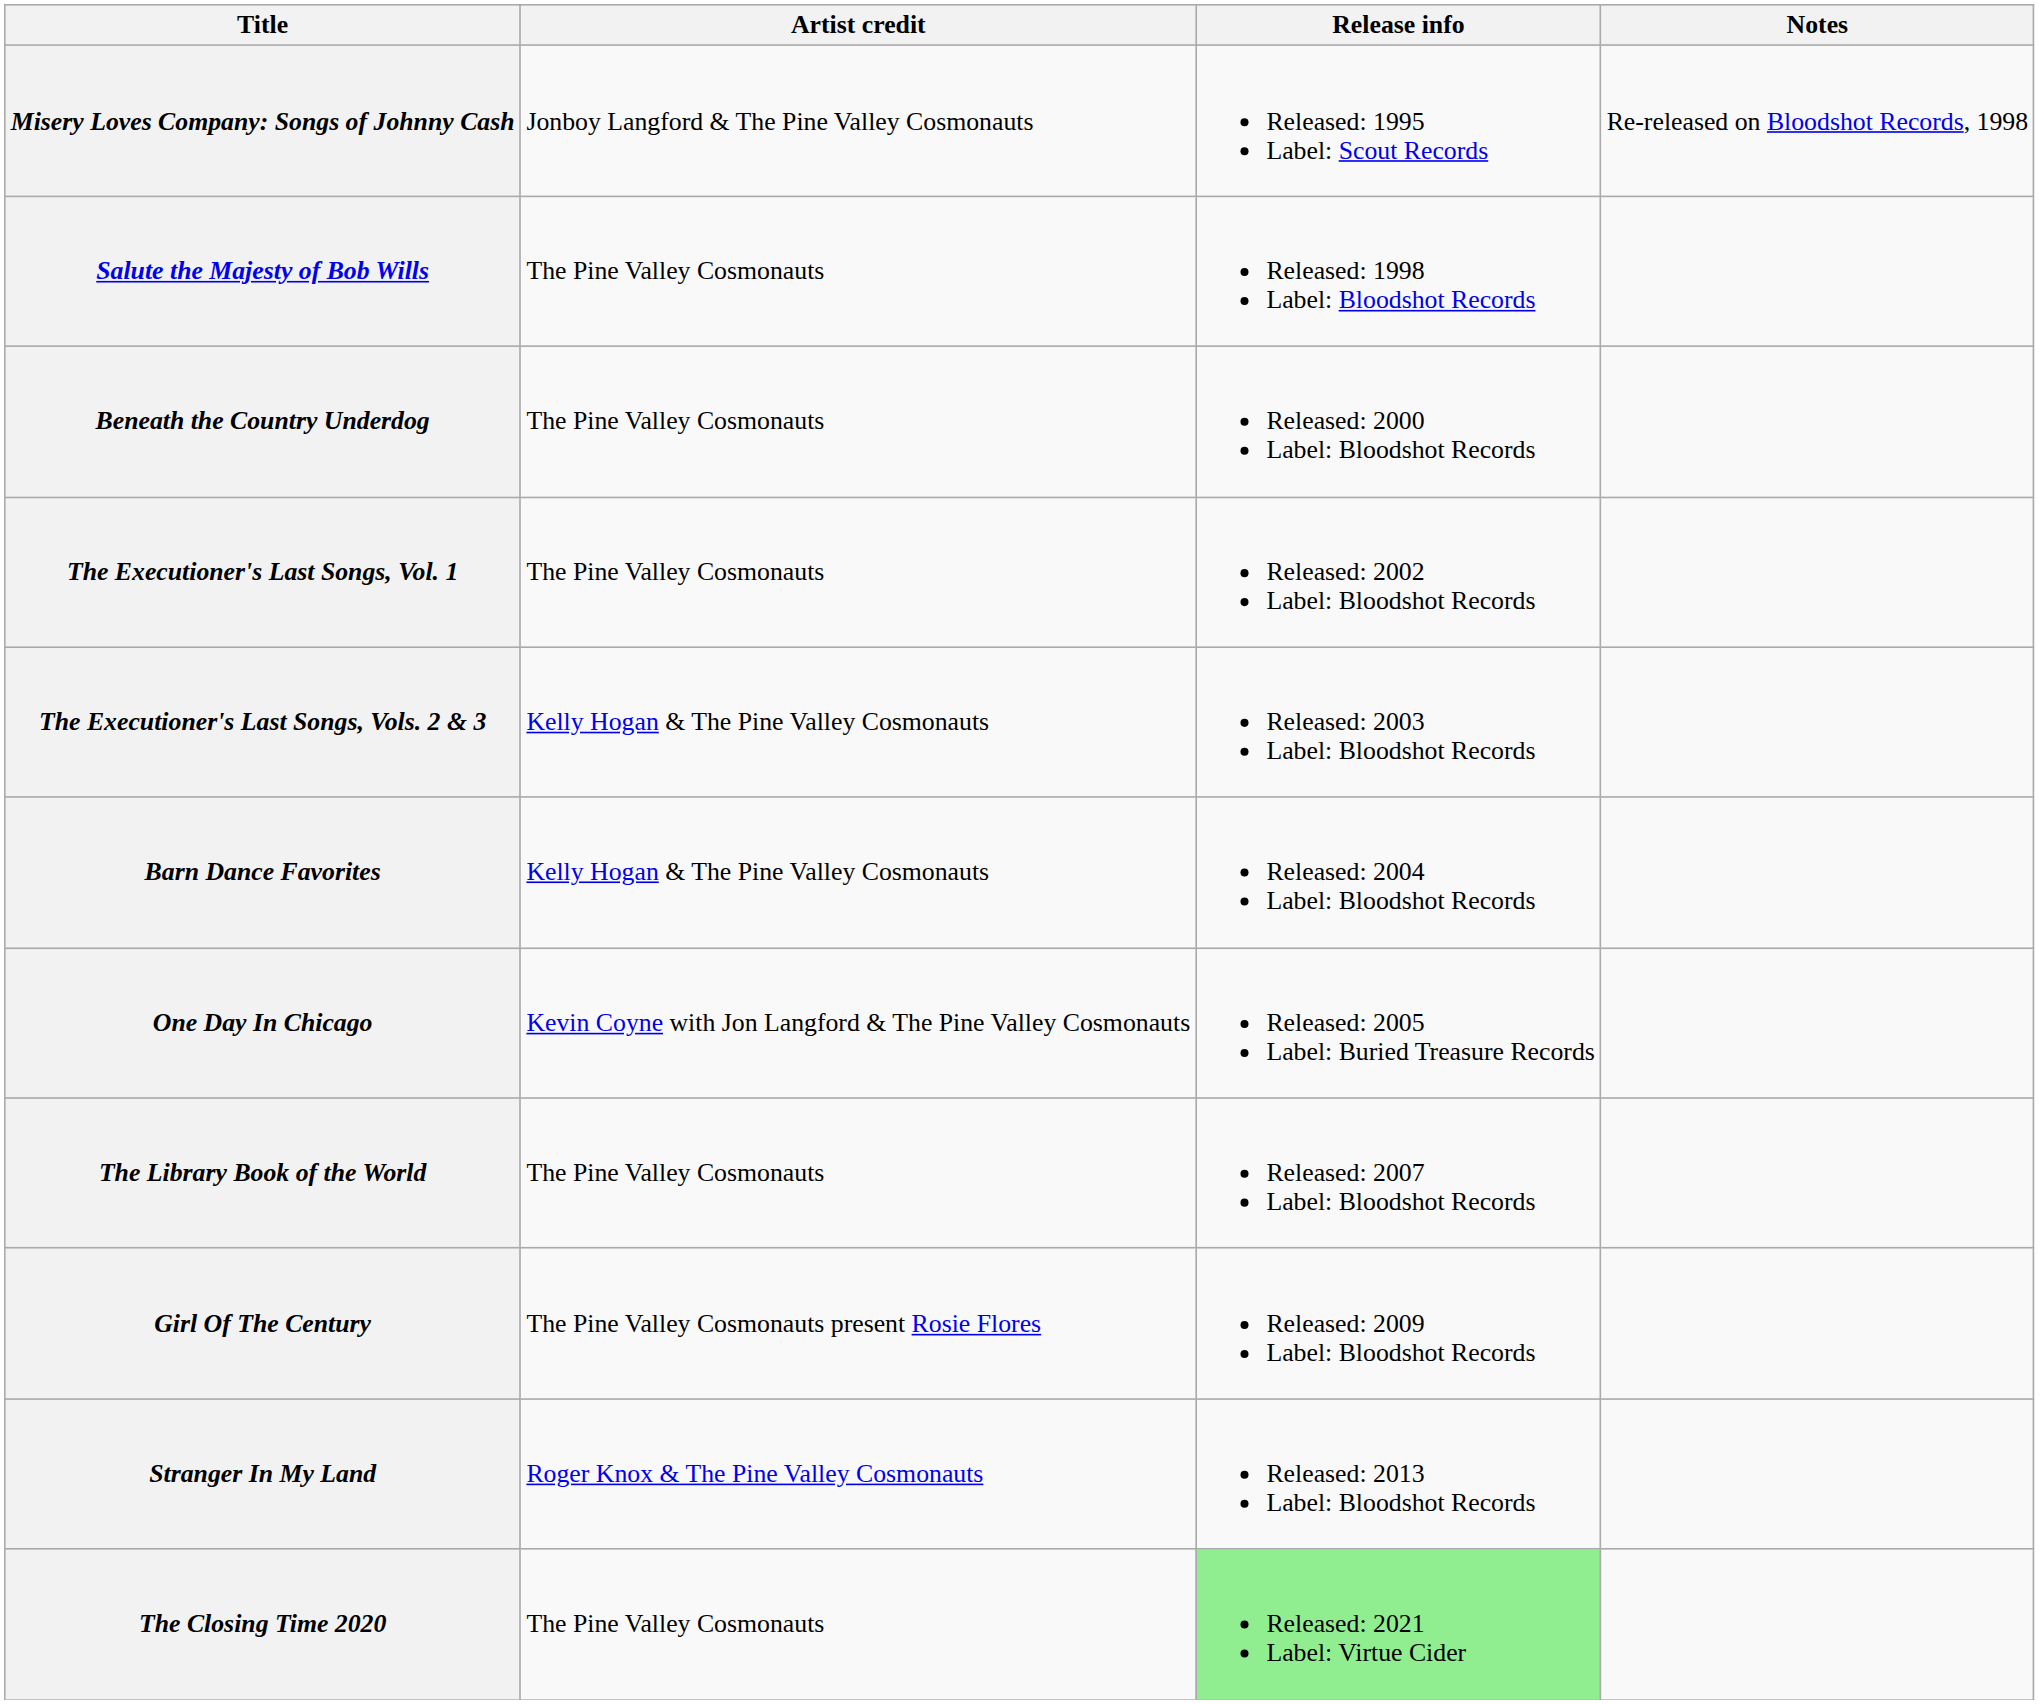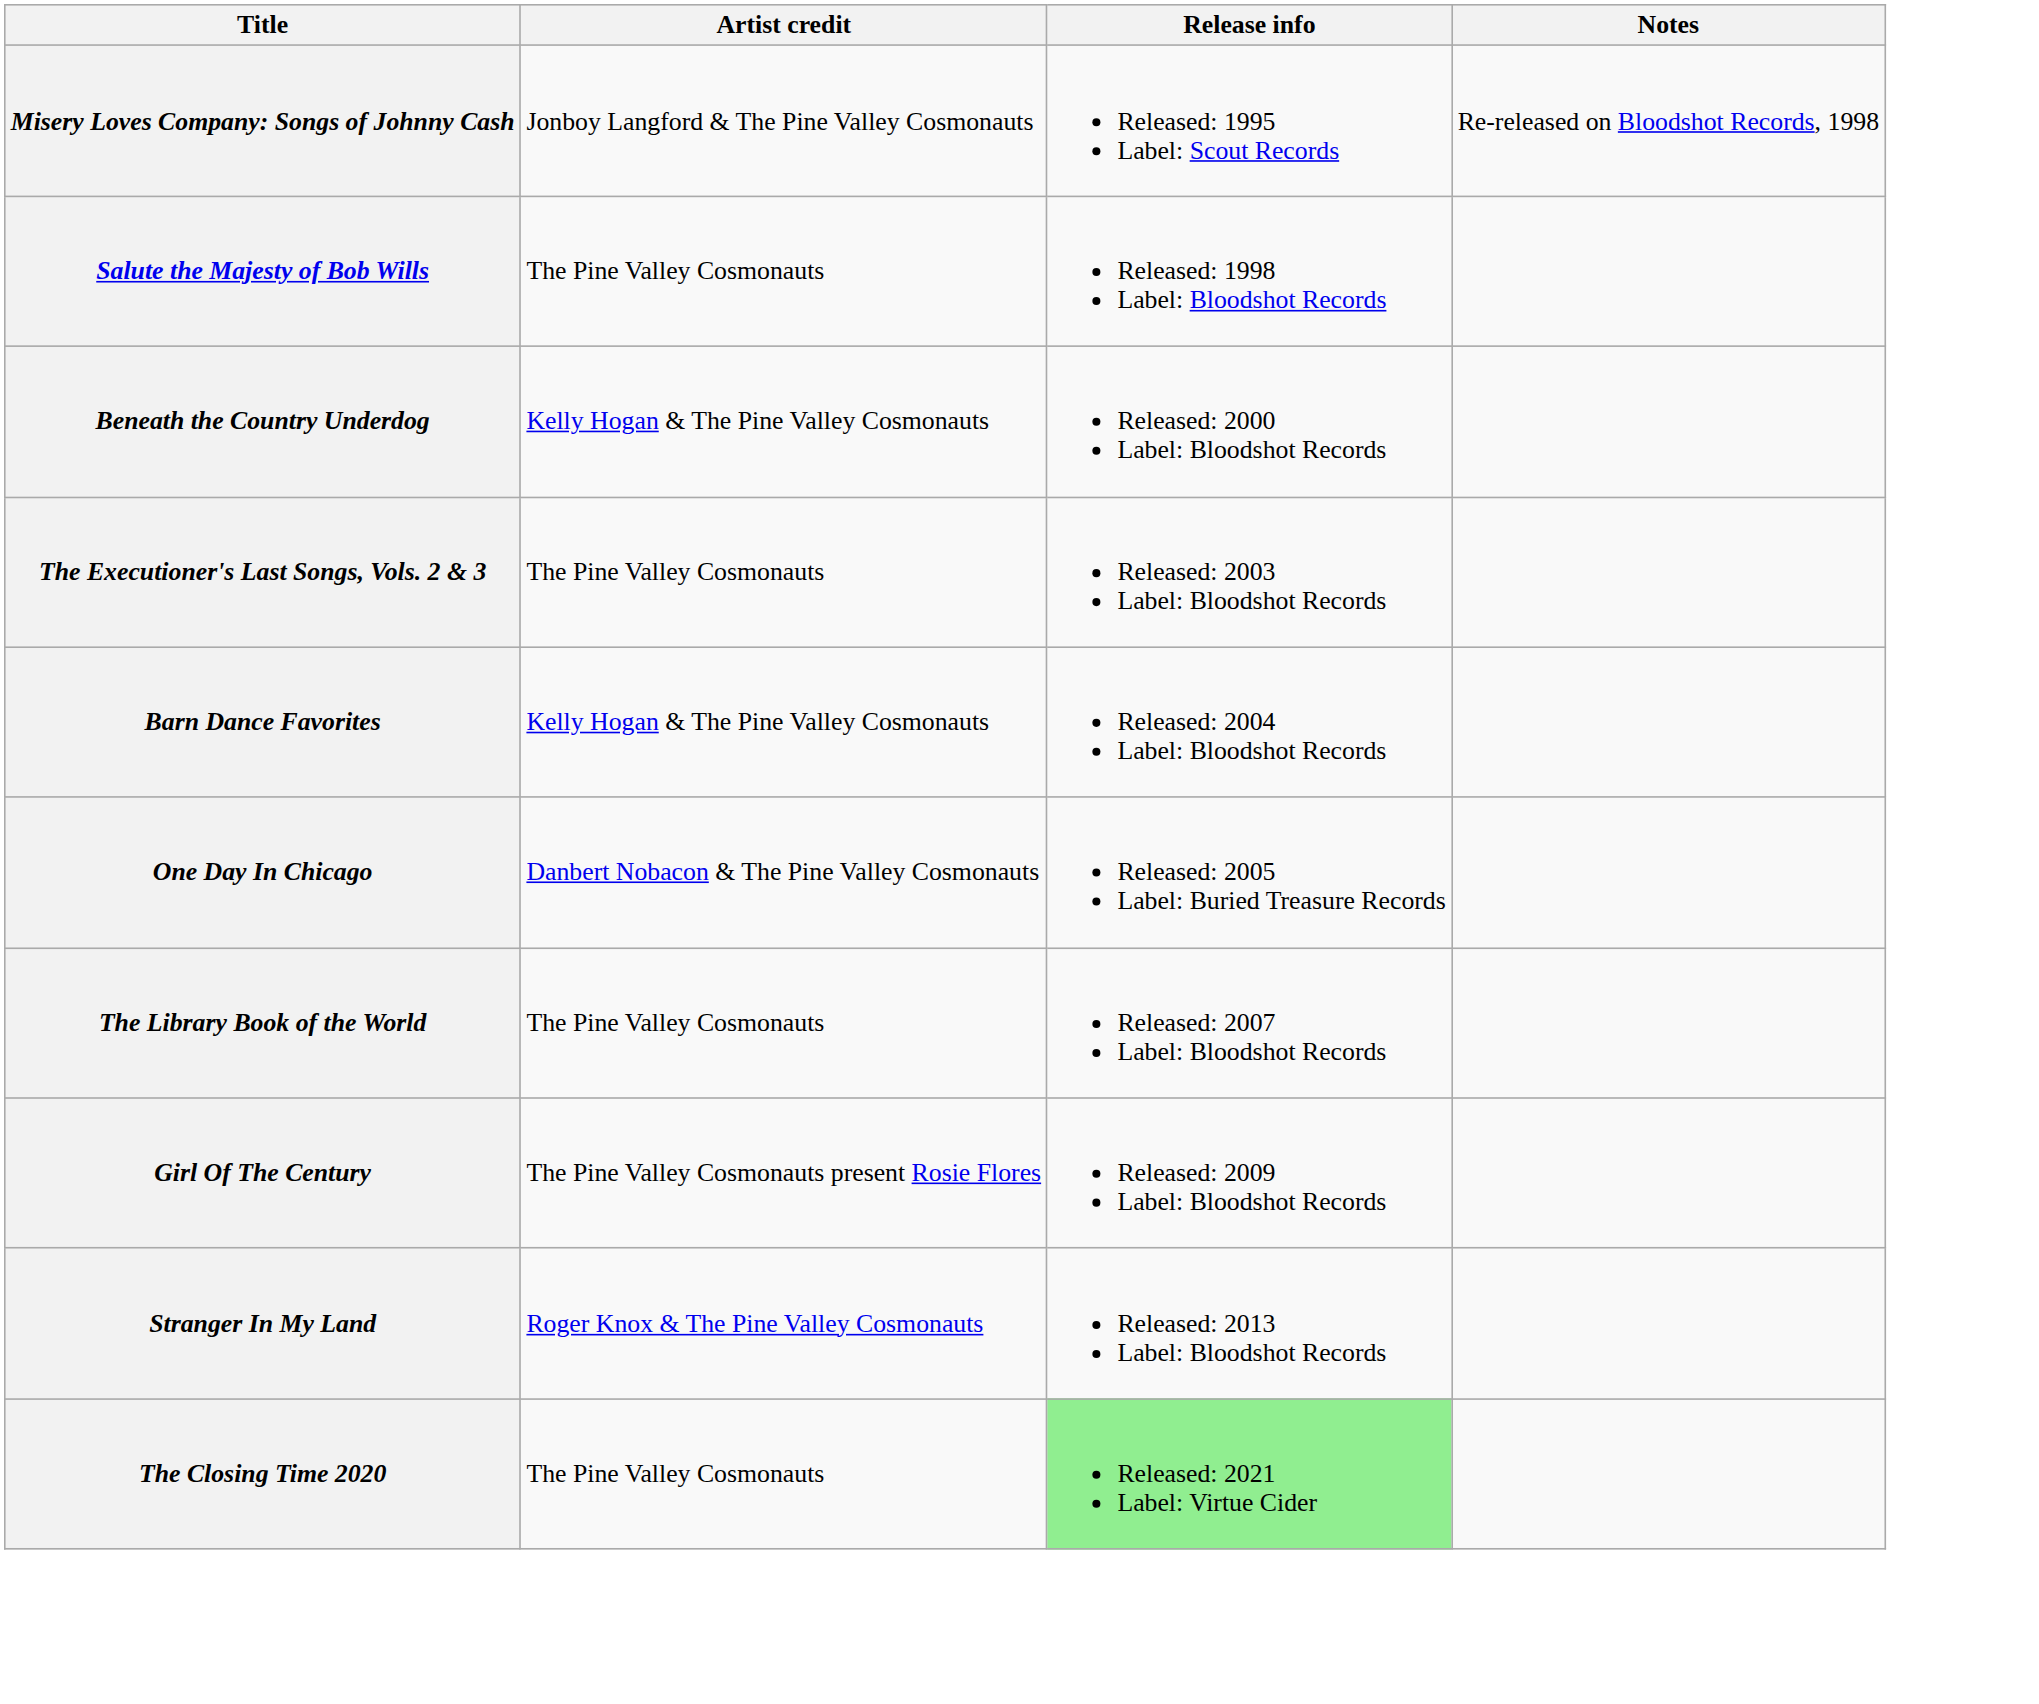(675, 421) The Pine Valley Cosmonauts -> (758, 421) Kelly Hogan & The Pine Valley Cosmonauts
- row: (263, 571)
(758, 721) Kelly Hogan & The Pine Valley Cosmonauts -> (675, 571) The Pine Valley Cosmonauts
(858, 1022) Kevin Coyne with Jon Langford & The Pine Valley Cosmonauts -> (783, 872) Danbert Nobacon & The Pine Valley Cosmonauts
